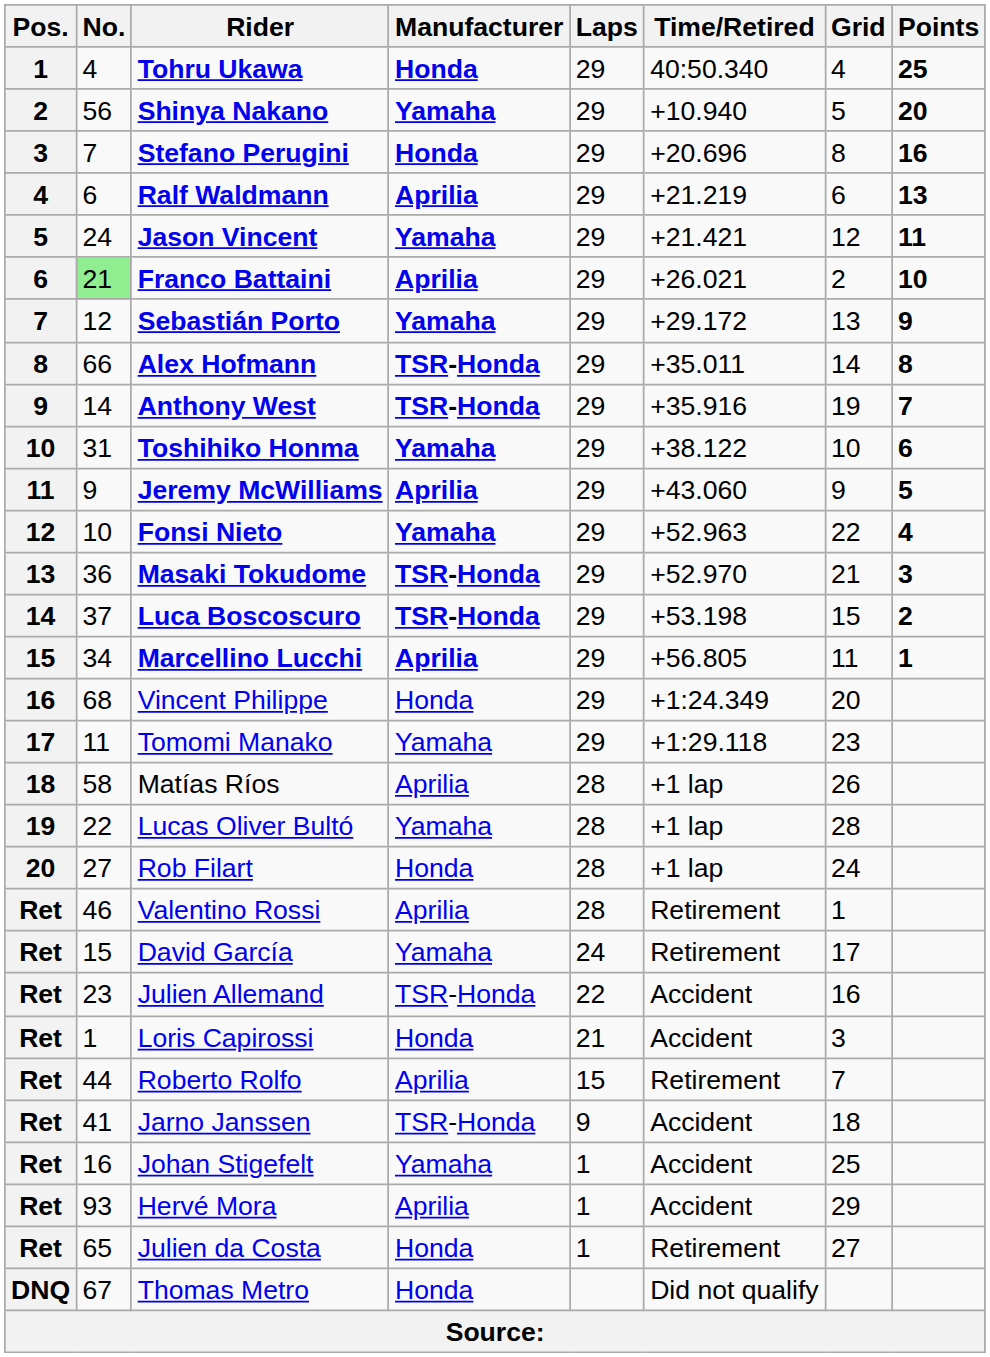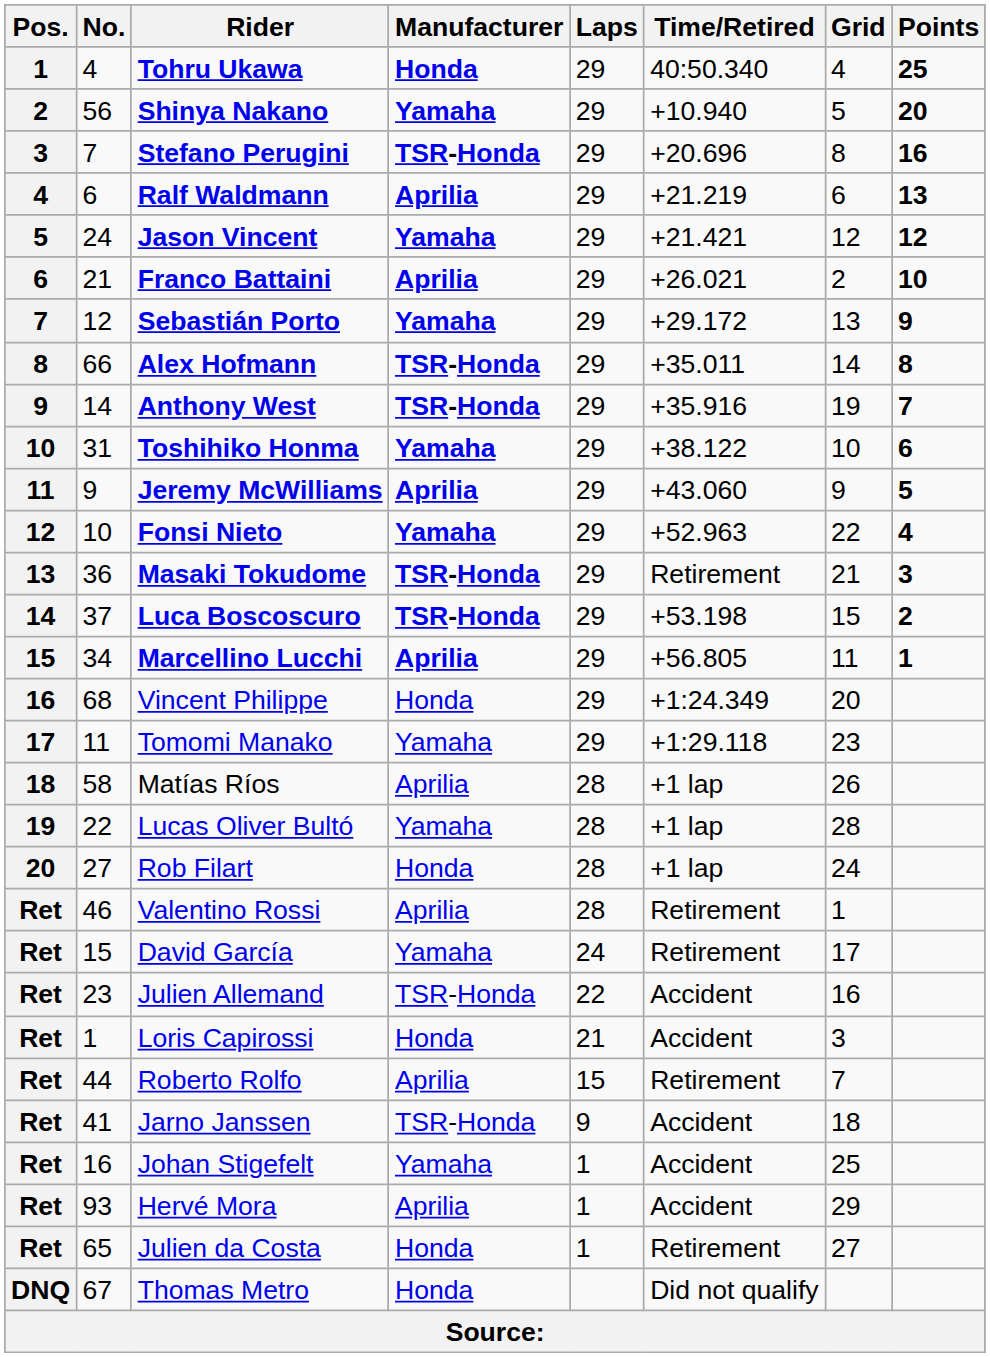(436, 152) Honda -> (467, 152) TSR-Honda
(912, 237) 11 -> (913, 237) 12
(97, 279) lightgreen background -> (97, 279) no background
(699, 574) +52.970 -> (715, 574) Retirement
